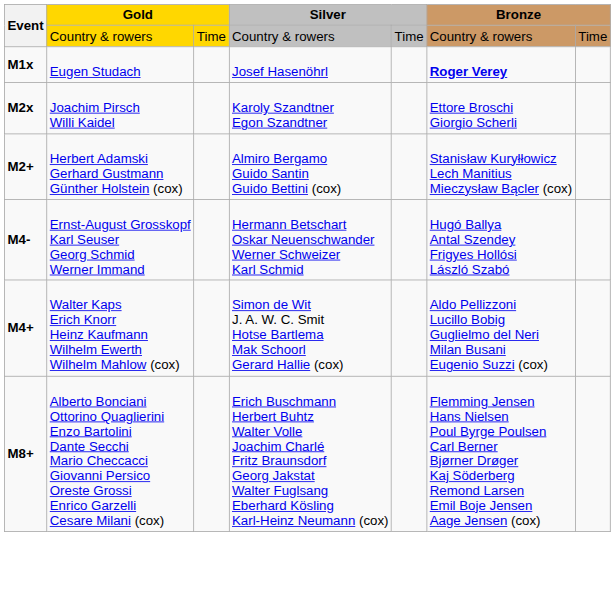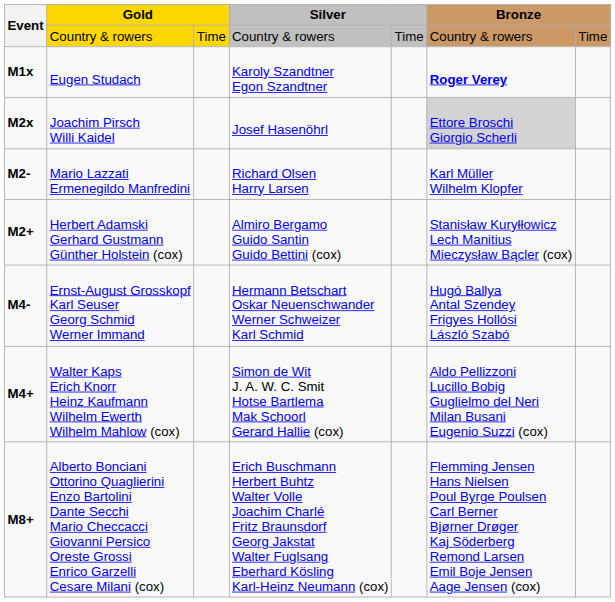(280, 72) Josef Hasenöhrl -> (283, 79) Karoly Szandtner Egon Szandtner
(283, 115) Karoly Szandtner Egon Szandtner -> (280, 130) Josef Hasenöhrl
(473, 115) no background -> (473, 130) lightgrey background
+ row: (120, 181)
